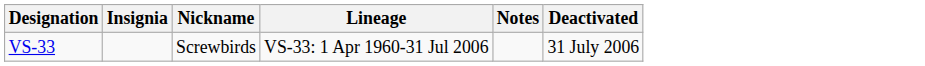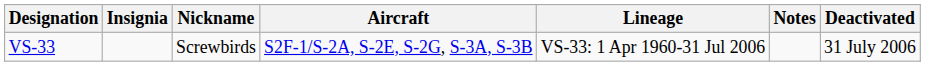+ column: (398, 18)
